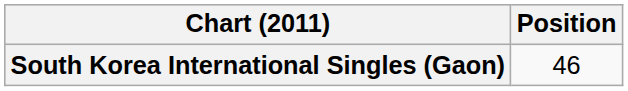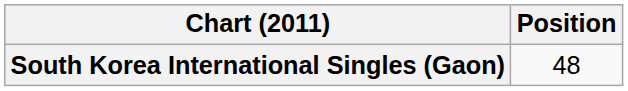(567, 64) 46 -> (567, 64) 48
